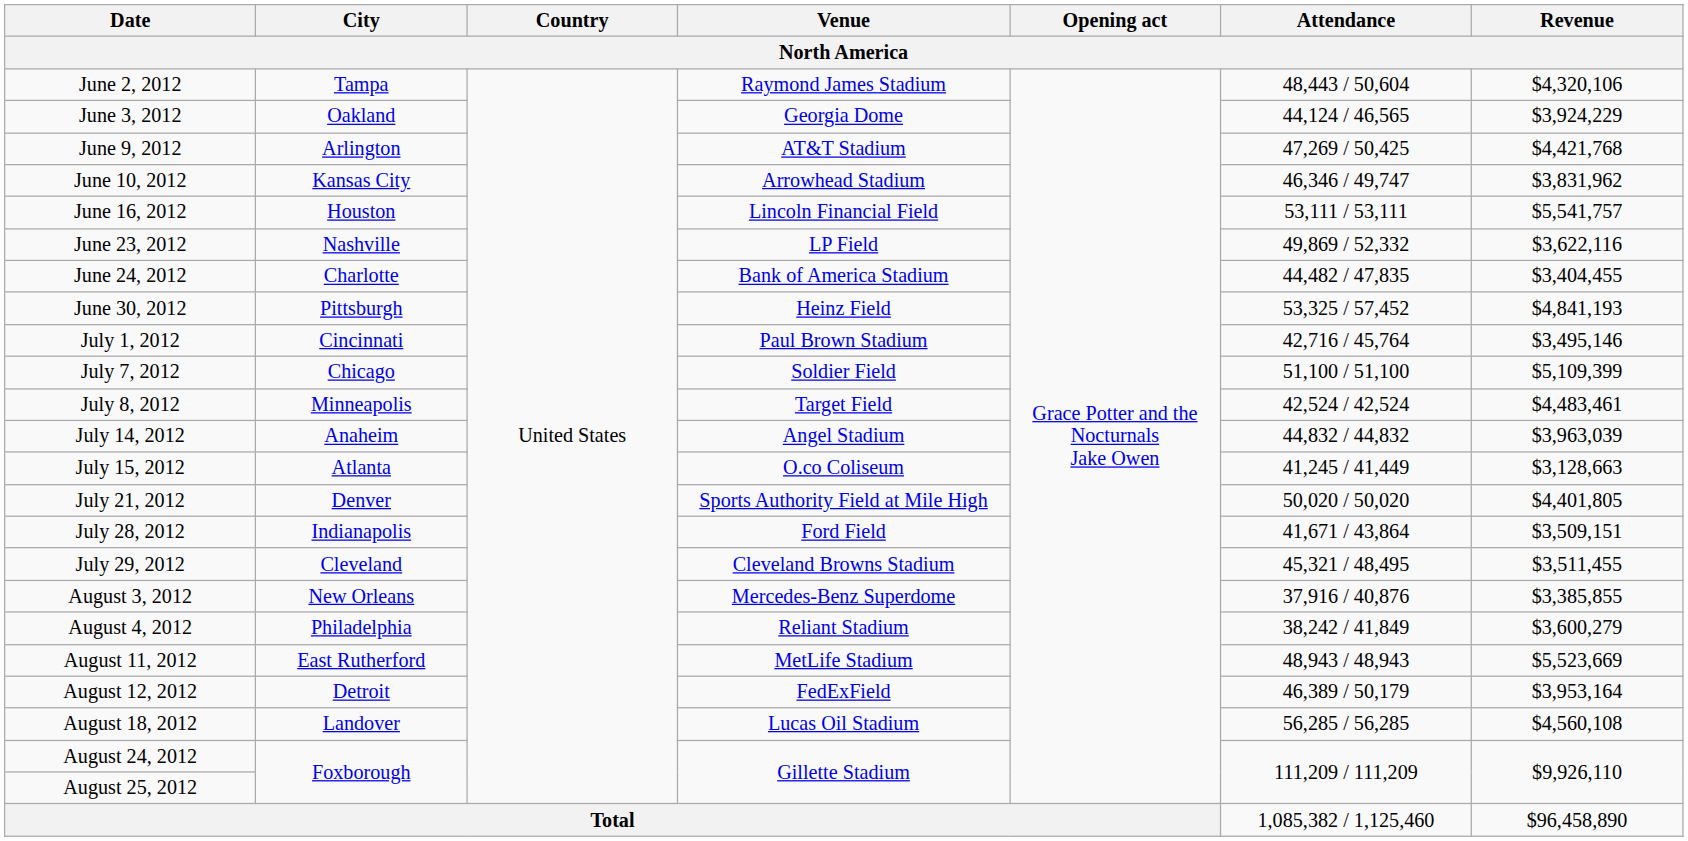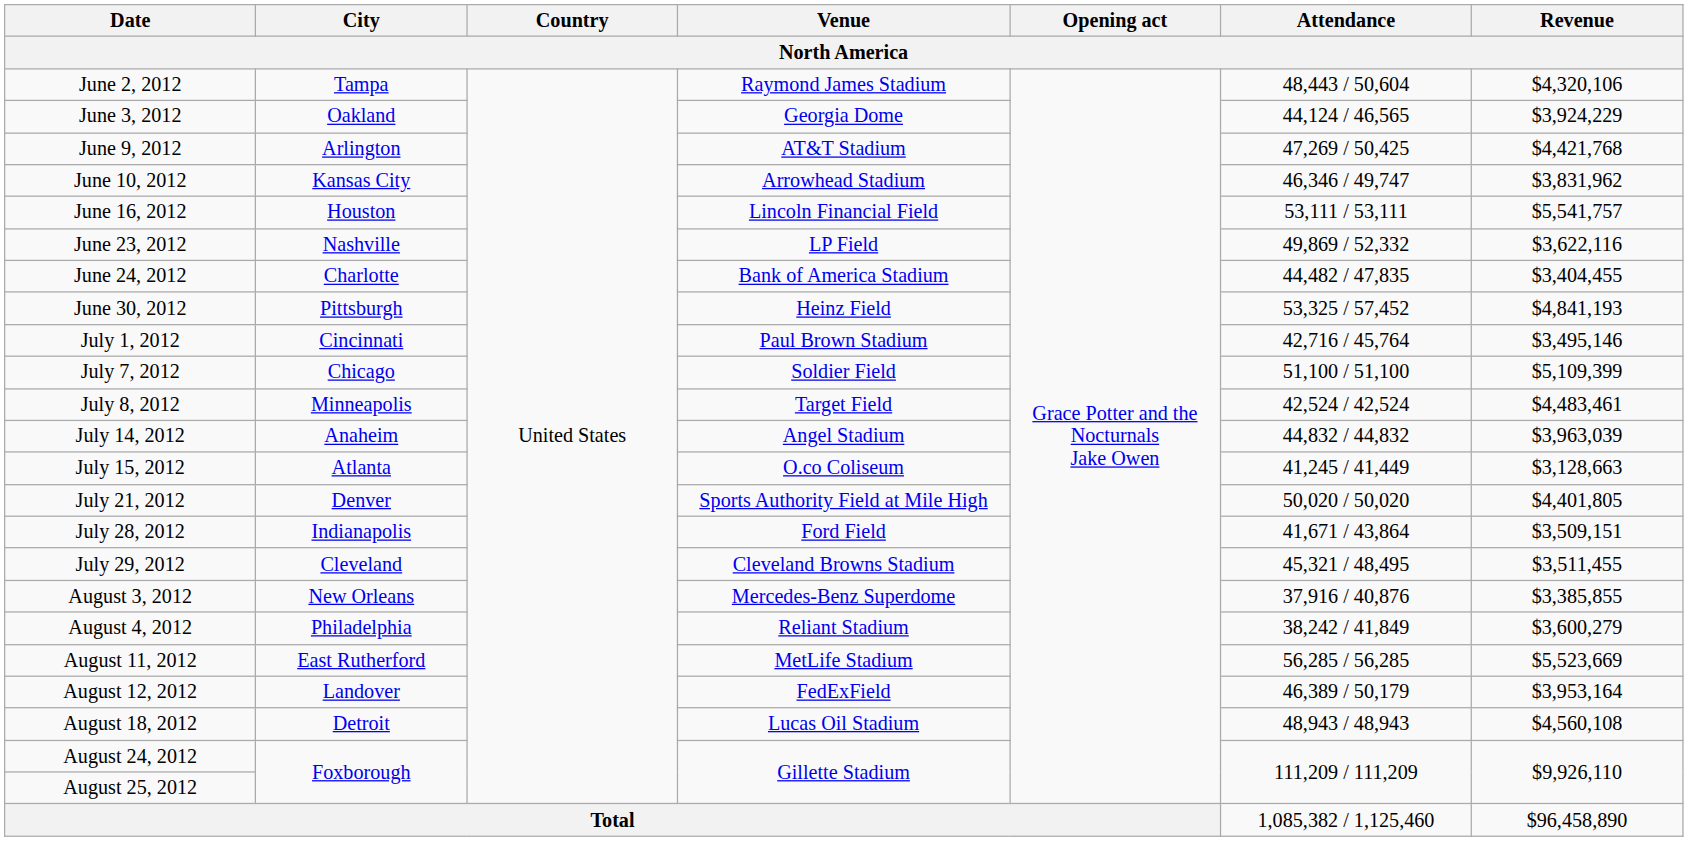(1346, 659) 48,943 / 48,943 -> (1346, 659) 56,285 / 56,285
(361, 691) Detroit -> (361, 691) Landover
(361, 723) Landover -> (361, 723) Detroit
(1346, 723) 56,285 / 56,285 -> (1346, 723) 48,943 / 48,943
